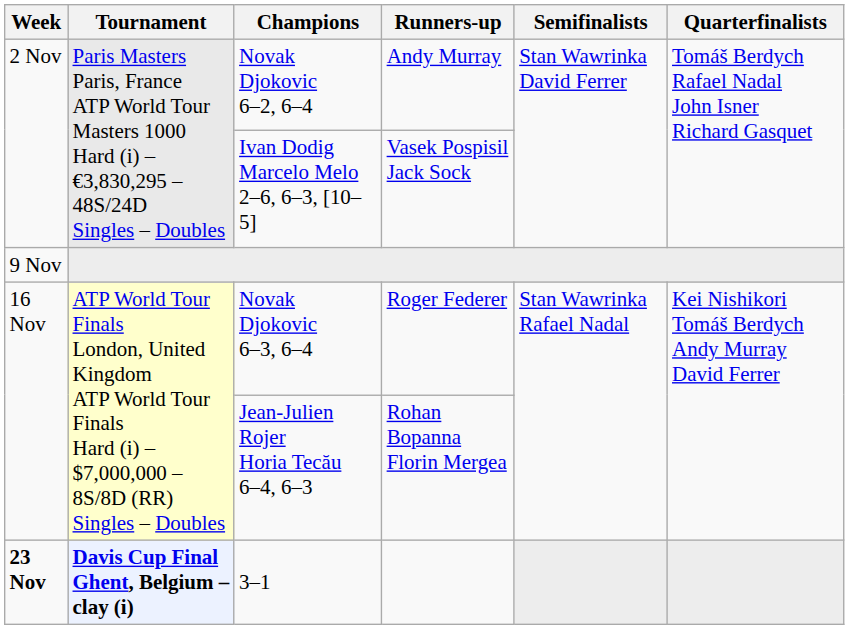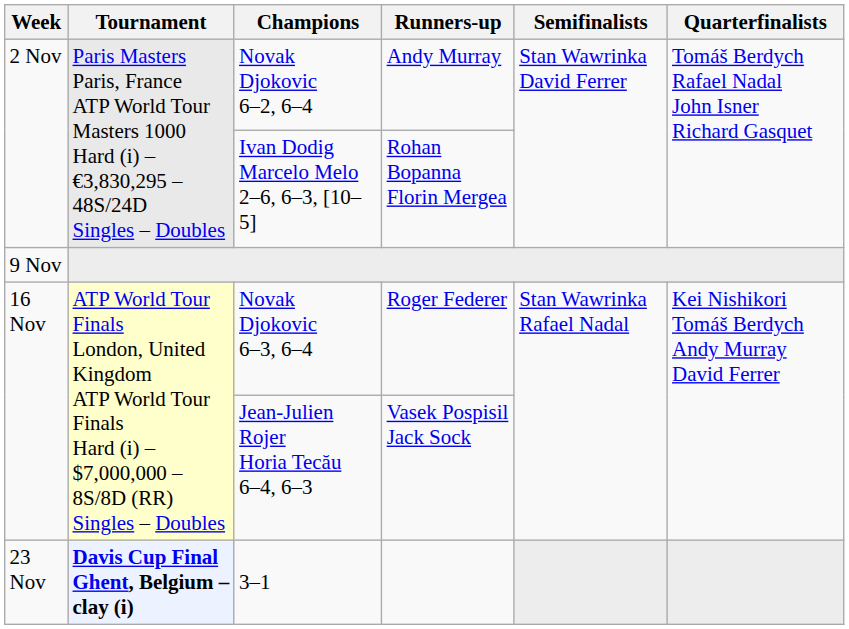(447, 159) Vasek Pospisil Jack Sock -> (447, 172) Rohan Bopanna Florin Mergea
(447, 436) Rohan Bopanna Florin Mergea -> (447, 424) Vasek Pospisil Jack Sock
(28, 570) bold -> (28, 570) normal
